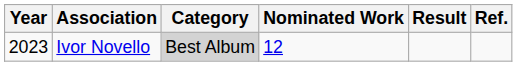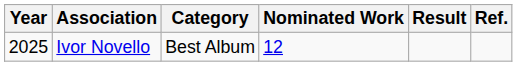(28, 46) 2023 -> (28, 46) 2025
(210, 46) lightgrey background -> (210, 46) no background
